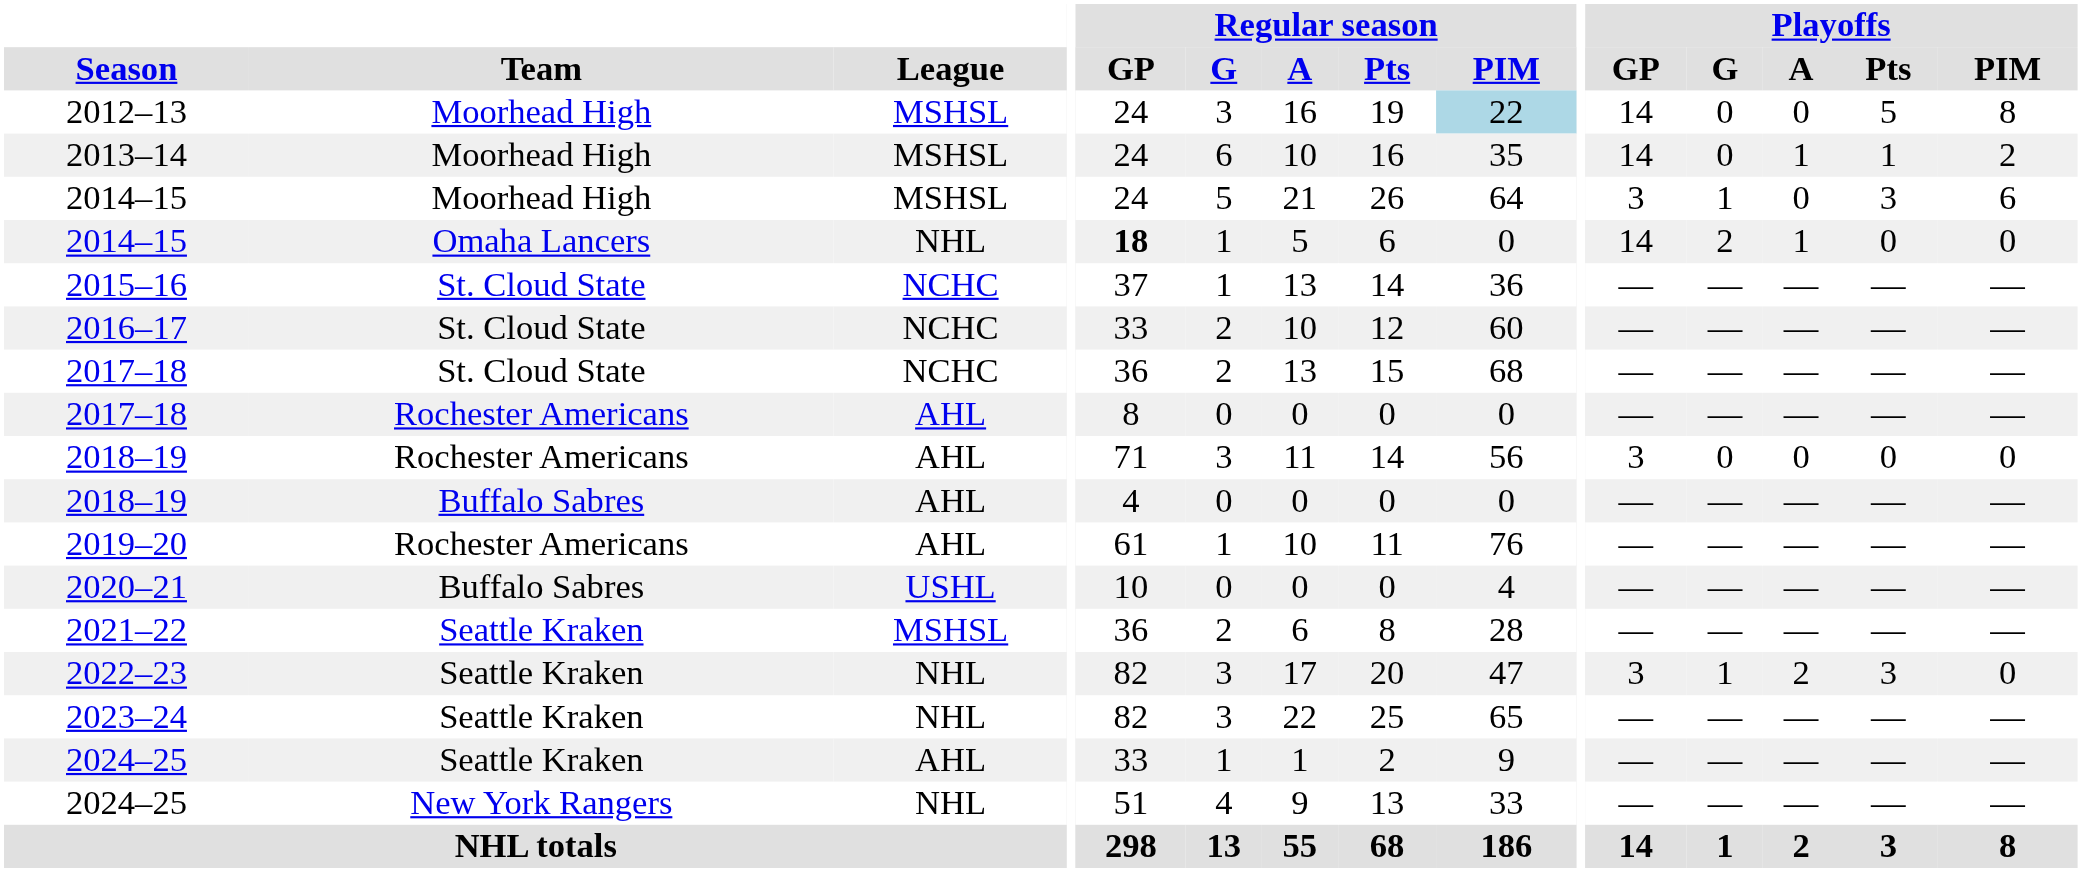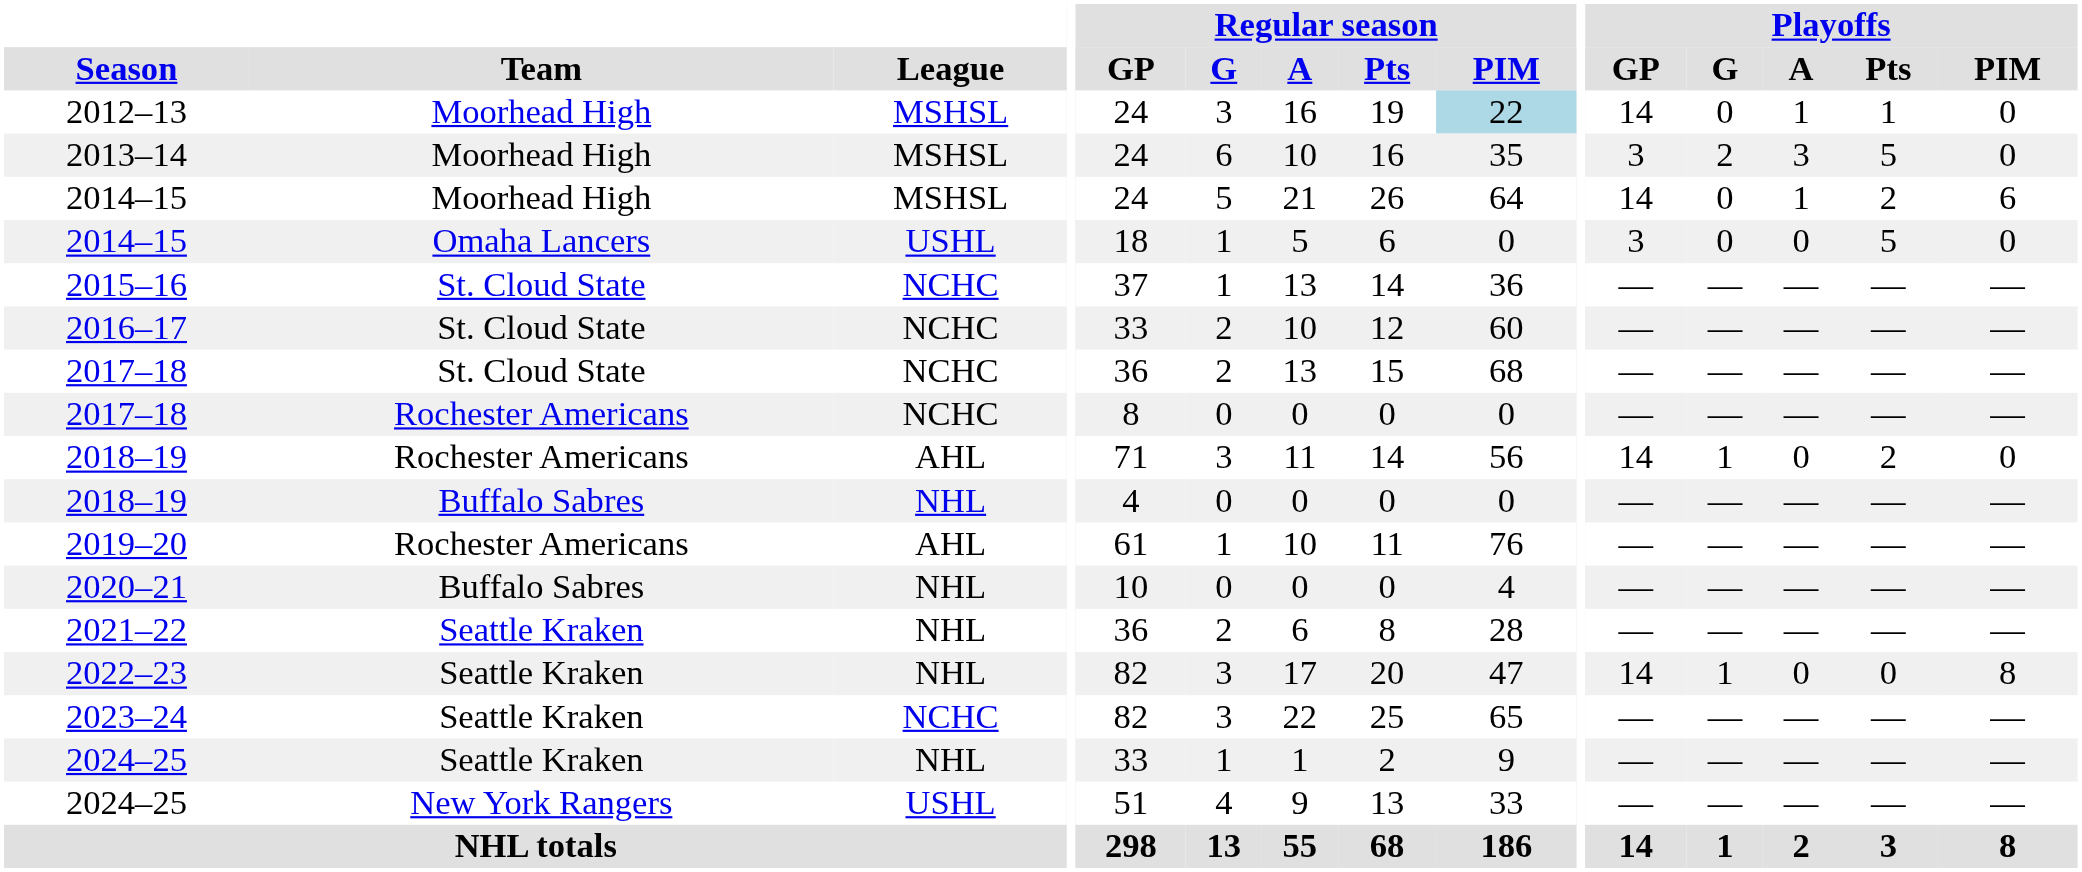(1801, 111) 0 -> (1801, 111) 1
(1888, 111) 5 -> (1888, 111) 1
(2008, 111) 8 -> (2008, 111) 0
(1636, 154) 14 -> (1636, 154) 3
(1725, 154) 0 -> (1725, 154) 2
(1801, 154) 1 -> (1801, 154) 3
(1888, 154) 1 -> (1888, 154) 5
(2008, 154) 2 -> (2008, 154) 0
(1636, 197) 3 -> (1636, 197) 14
(1725, 197) 1 -> (1725, 197) 0
(1801, 197) 0 -> (1801, 197) 1
(1888, 197) 3 -> (1888, 197) 2
(951, 241) NHL -> (951, 241) USHL
(1131, 241) bold -> (1131, 241) normal
(1636, 241) 14 -> (1636, 241) 3
(1725, 241) 2 -> (1725, 241) 0
(1801, 241) 1 -> (1801, 241) 0
(1888, 241) 0 -> (1888, 241) 5
(951, 413) AHL -> (951, 413) NCHC
(1636, 457) 3 -> (1636, 457) 14
(1725, 457) 0 -> (1725, 457) 1
(1888, 457) 0 -> (1888, 457) 2
(951, 500) AHL -> (951, 500) NHL
(951, 586) USHL -> (951, 586) NHL
(951, 629) MSHSL -> (951, 629) NHL
(1636, 673) 3 -> (1636, 673) 14
(1801, 673) 2 -> (1801, 673) 0
(1888, 673) 3 -> (1888, 673) 0
(2008, 673) 0 -> (2008, 673) 8
(951, 716) NHL -> (951, 716) NCHC
(951, 759) AHL -> (951, 759) NHL
(951, 802) NHL -> (951, 802) USHL
